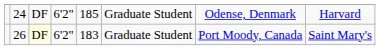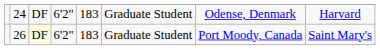(89, 14) 185 -> (89, 14) 183
